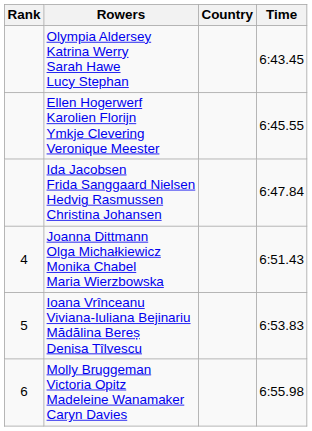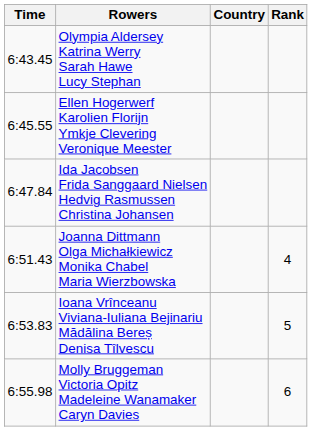columns swapped: (24, 15) <-> (282, 15)
